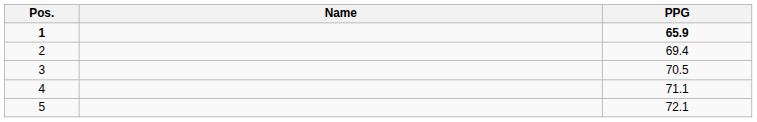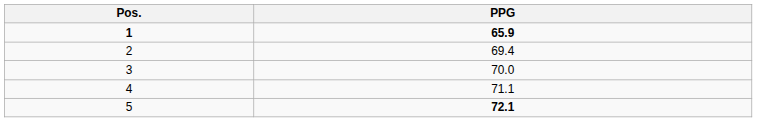- column: (341, 13)
(677, 70) 70.5 -> (503, 70) 70.0
(677, 107) normal -> (503, 107) bold
